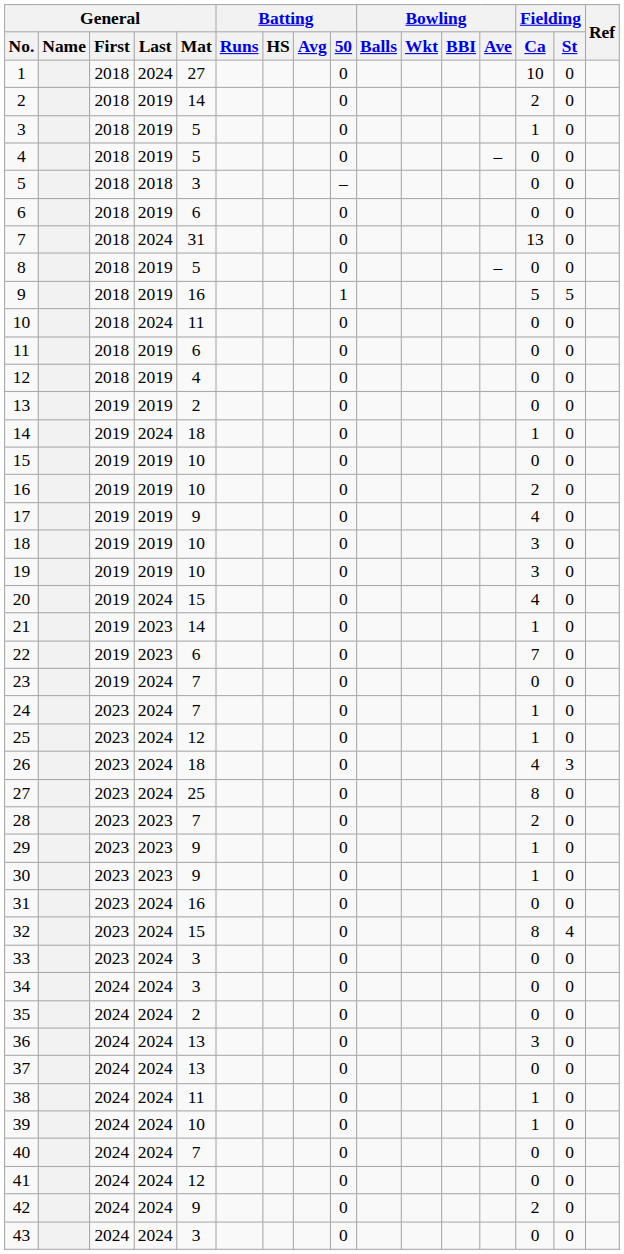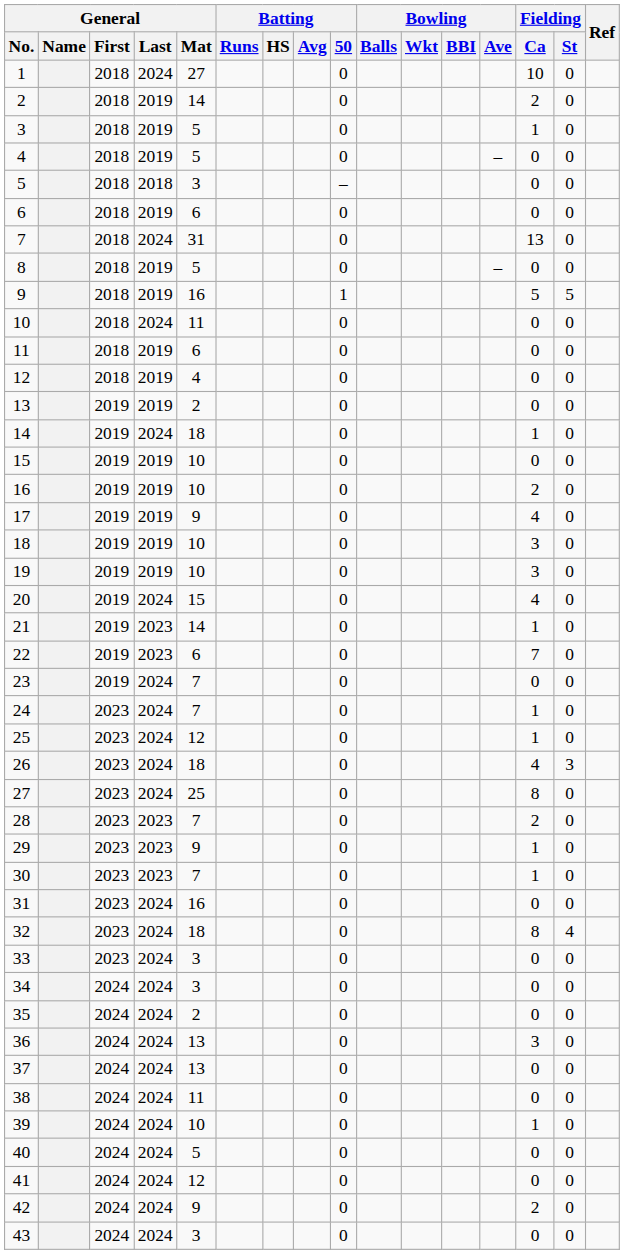(196, 875) 9 -> (196, 875) 7
(196, 931) 15 -> (196, 931) 18
(535, 1097) 1 -> (535, 1097) 0
(196, 1152) 7 -> (196, 1152) 5
